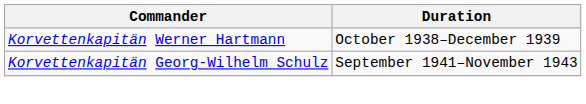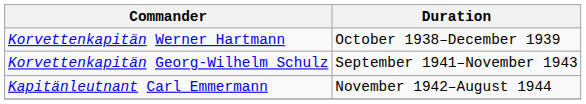+ row: (138, 87)
